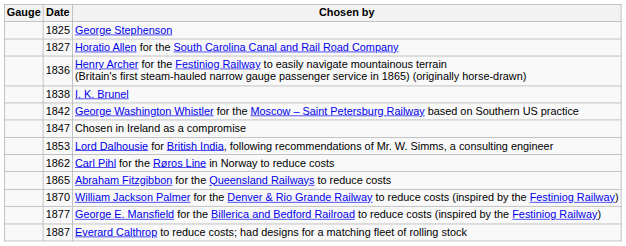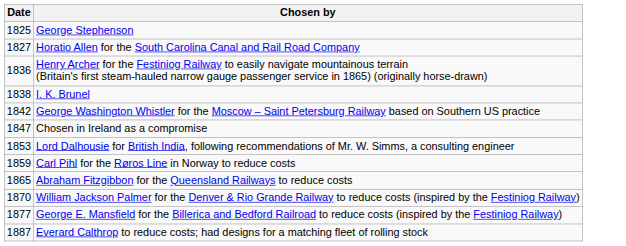- column: (24, 13)
(58, 163) 1862 -> (19, 163) 1859
